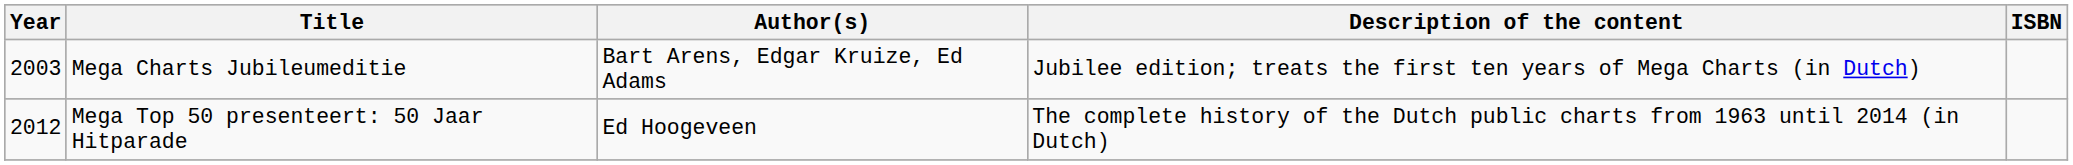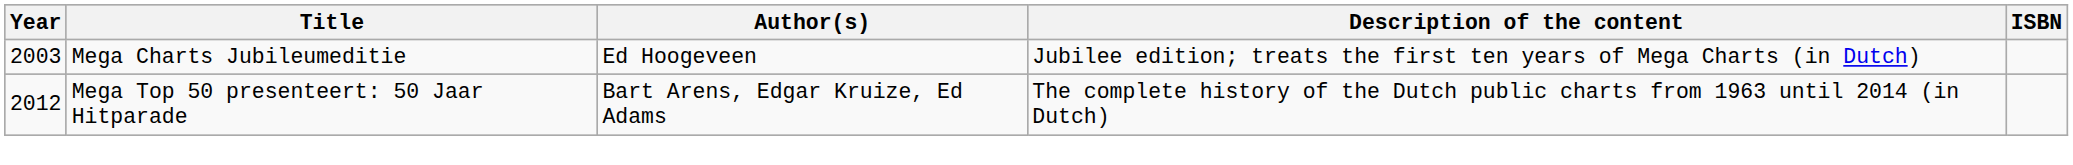(783, 70) Bart Arens, Edgar Kruize, Ed Adams -> (680, 57) Ed Hoogeveen
(680, 129) Ed Hoogeveen -> (783, 105) Bart Arens, Edgar Kruize, Ed Adams
